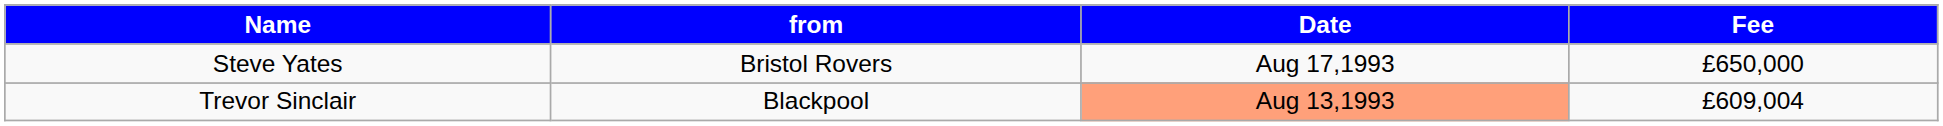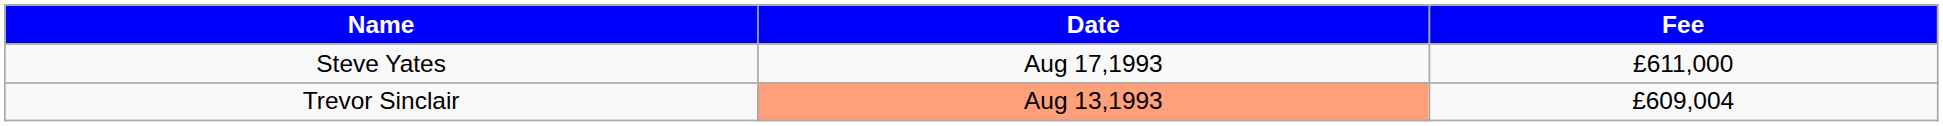- column: (816, 25)
(1753, 63) £650,000 -> (1683, 63) £611,000
